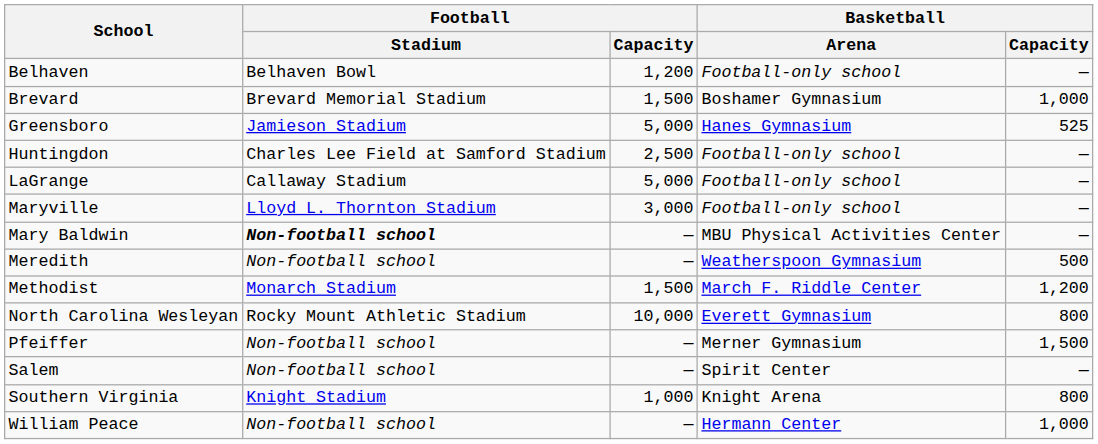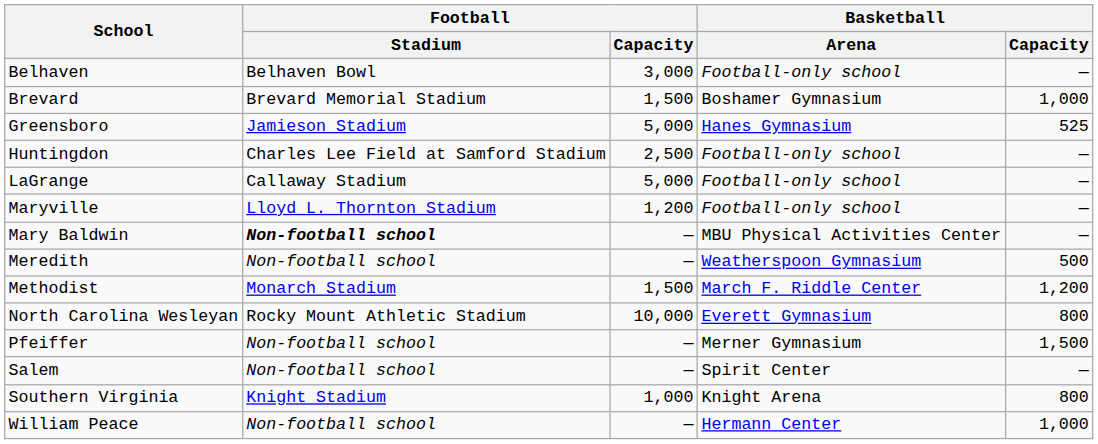(669, 72) 1,200 -> (669, 72) 3,000
(669, 208) 3,000 -> (669, 208) 1,200
